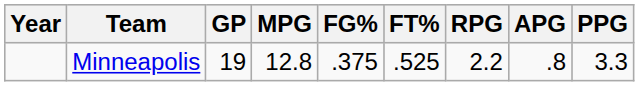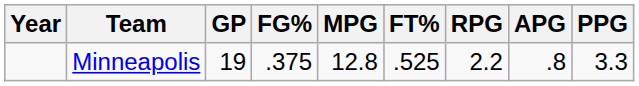columns swapped: (285, 24) <-> (351, 24)
